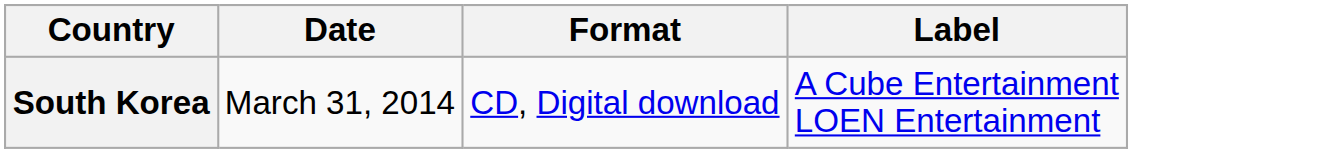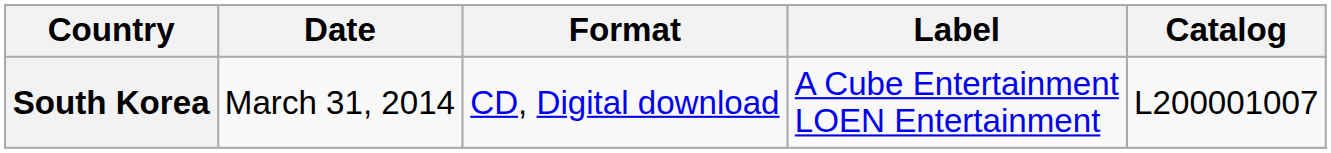+ column: (1226, 30)
